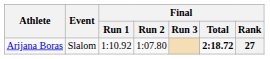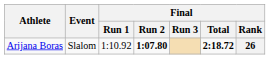(151, 46) normal -> (152, 46) bold
(250, 46) 27 -> (250, 46) 26
